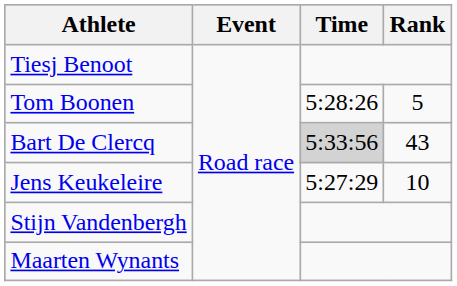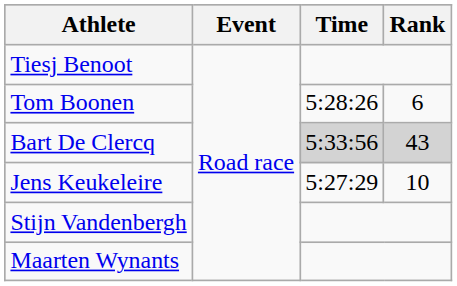(417, 103) 5 -> (417, 103) 6
(417, 142) no background -> (417, 142) lightgrey background
